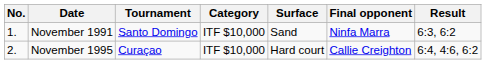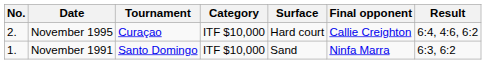rows swapped: (72, 31) <-> (72, 50)
